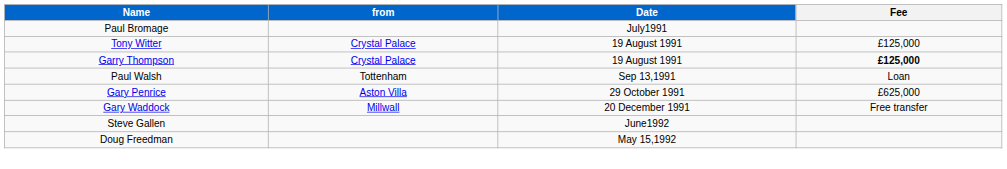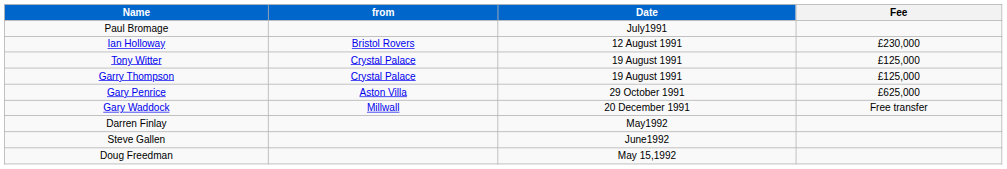+ row: (136, 45)
(899, 60) bold -> (899, 76) normal
- row: (136, 76)
+ row: (136, 124)
